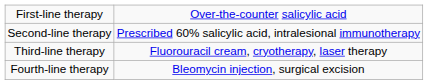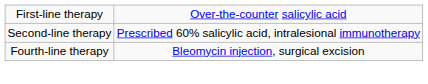- row: (59, 51)
